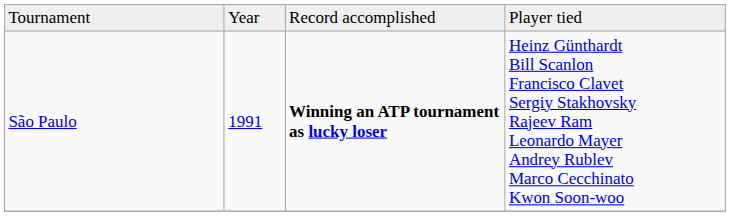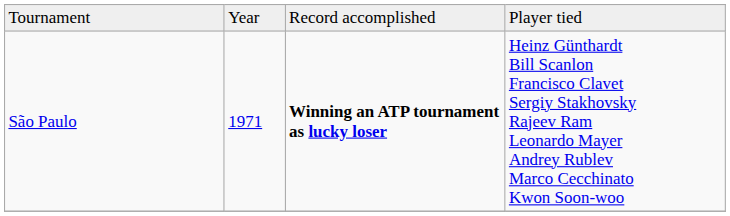(245, 121) 1991 -> (245, 121) 1971
